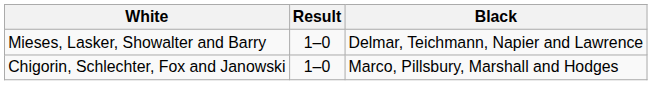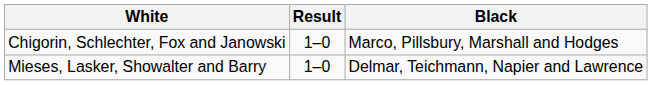rows swapped: (137, 42) <-> (147, 67)
